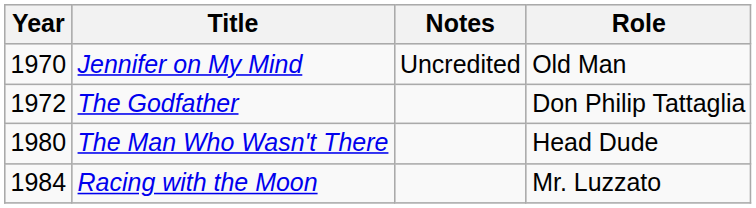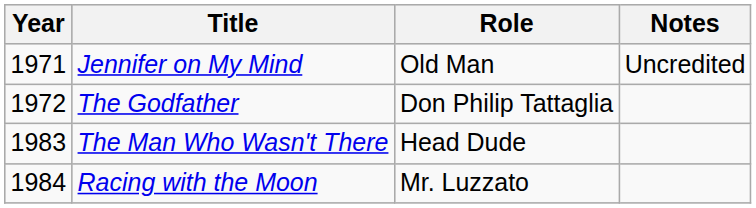columns swapped: (639, 24) <-> (460, 24)
(38, 63) 1970 -> (38, 63) 1971
(38, 143) 1980 -> (38, 143) 1983
